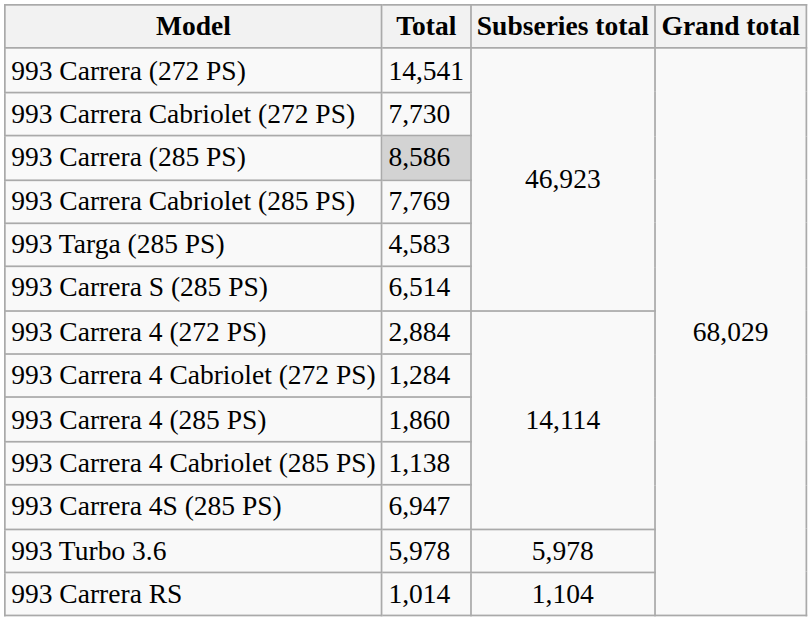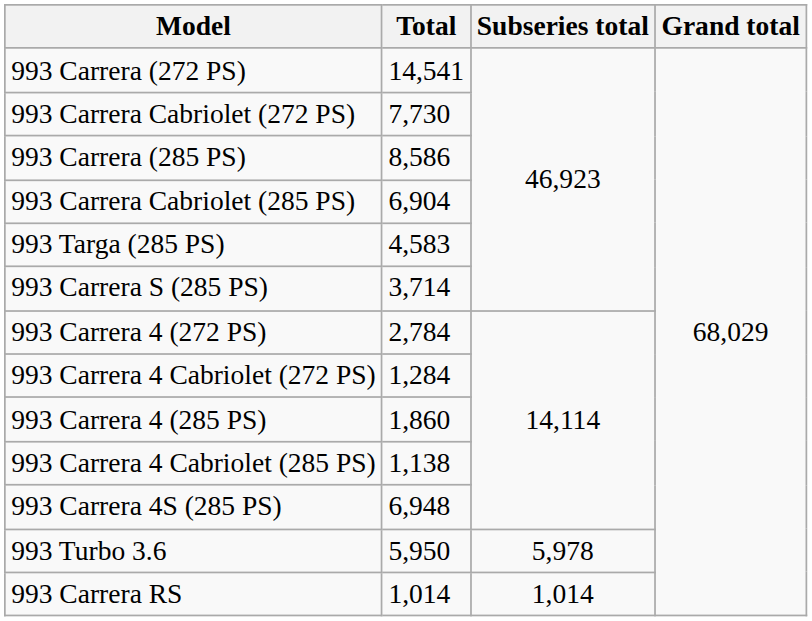(419, 157) lightgrey background -> (419, 157) no background
(419, 200) 7,769 -> (419, 200) 6,904
(419, 288) 6,514 -> (419, 288) 3,714
(419, 331) 2,884 -> (419, 331) 2,784
(419, 506) 6,947 -> (419, 506) 6,948
(419, 550) 5,978 -> (419, 550) 5,950
(563, 593) 1,104 -> (563, 593) 1,014
